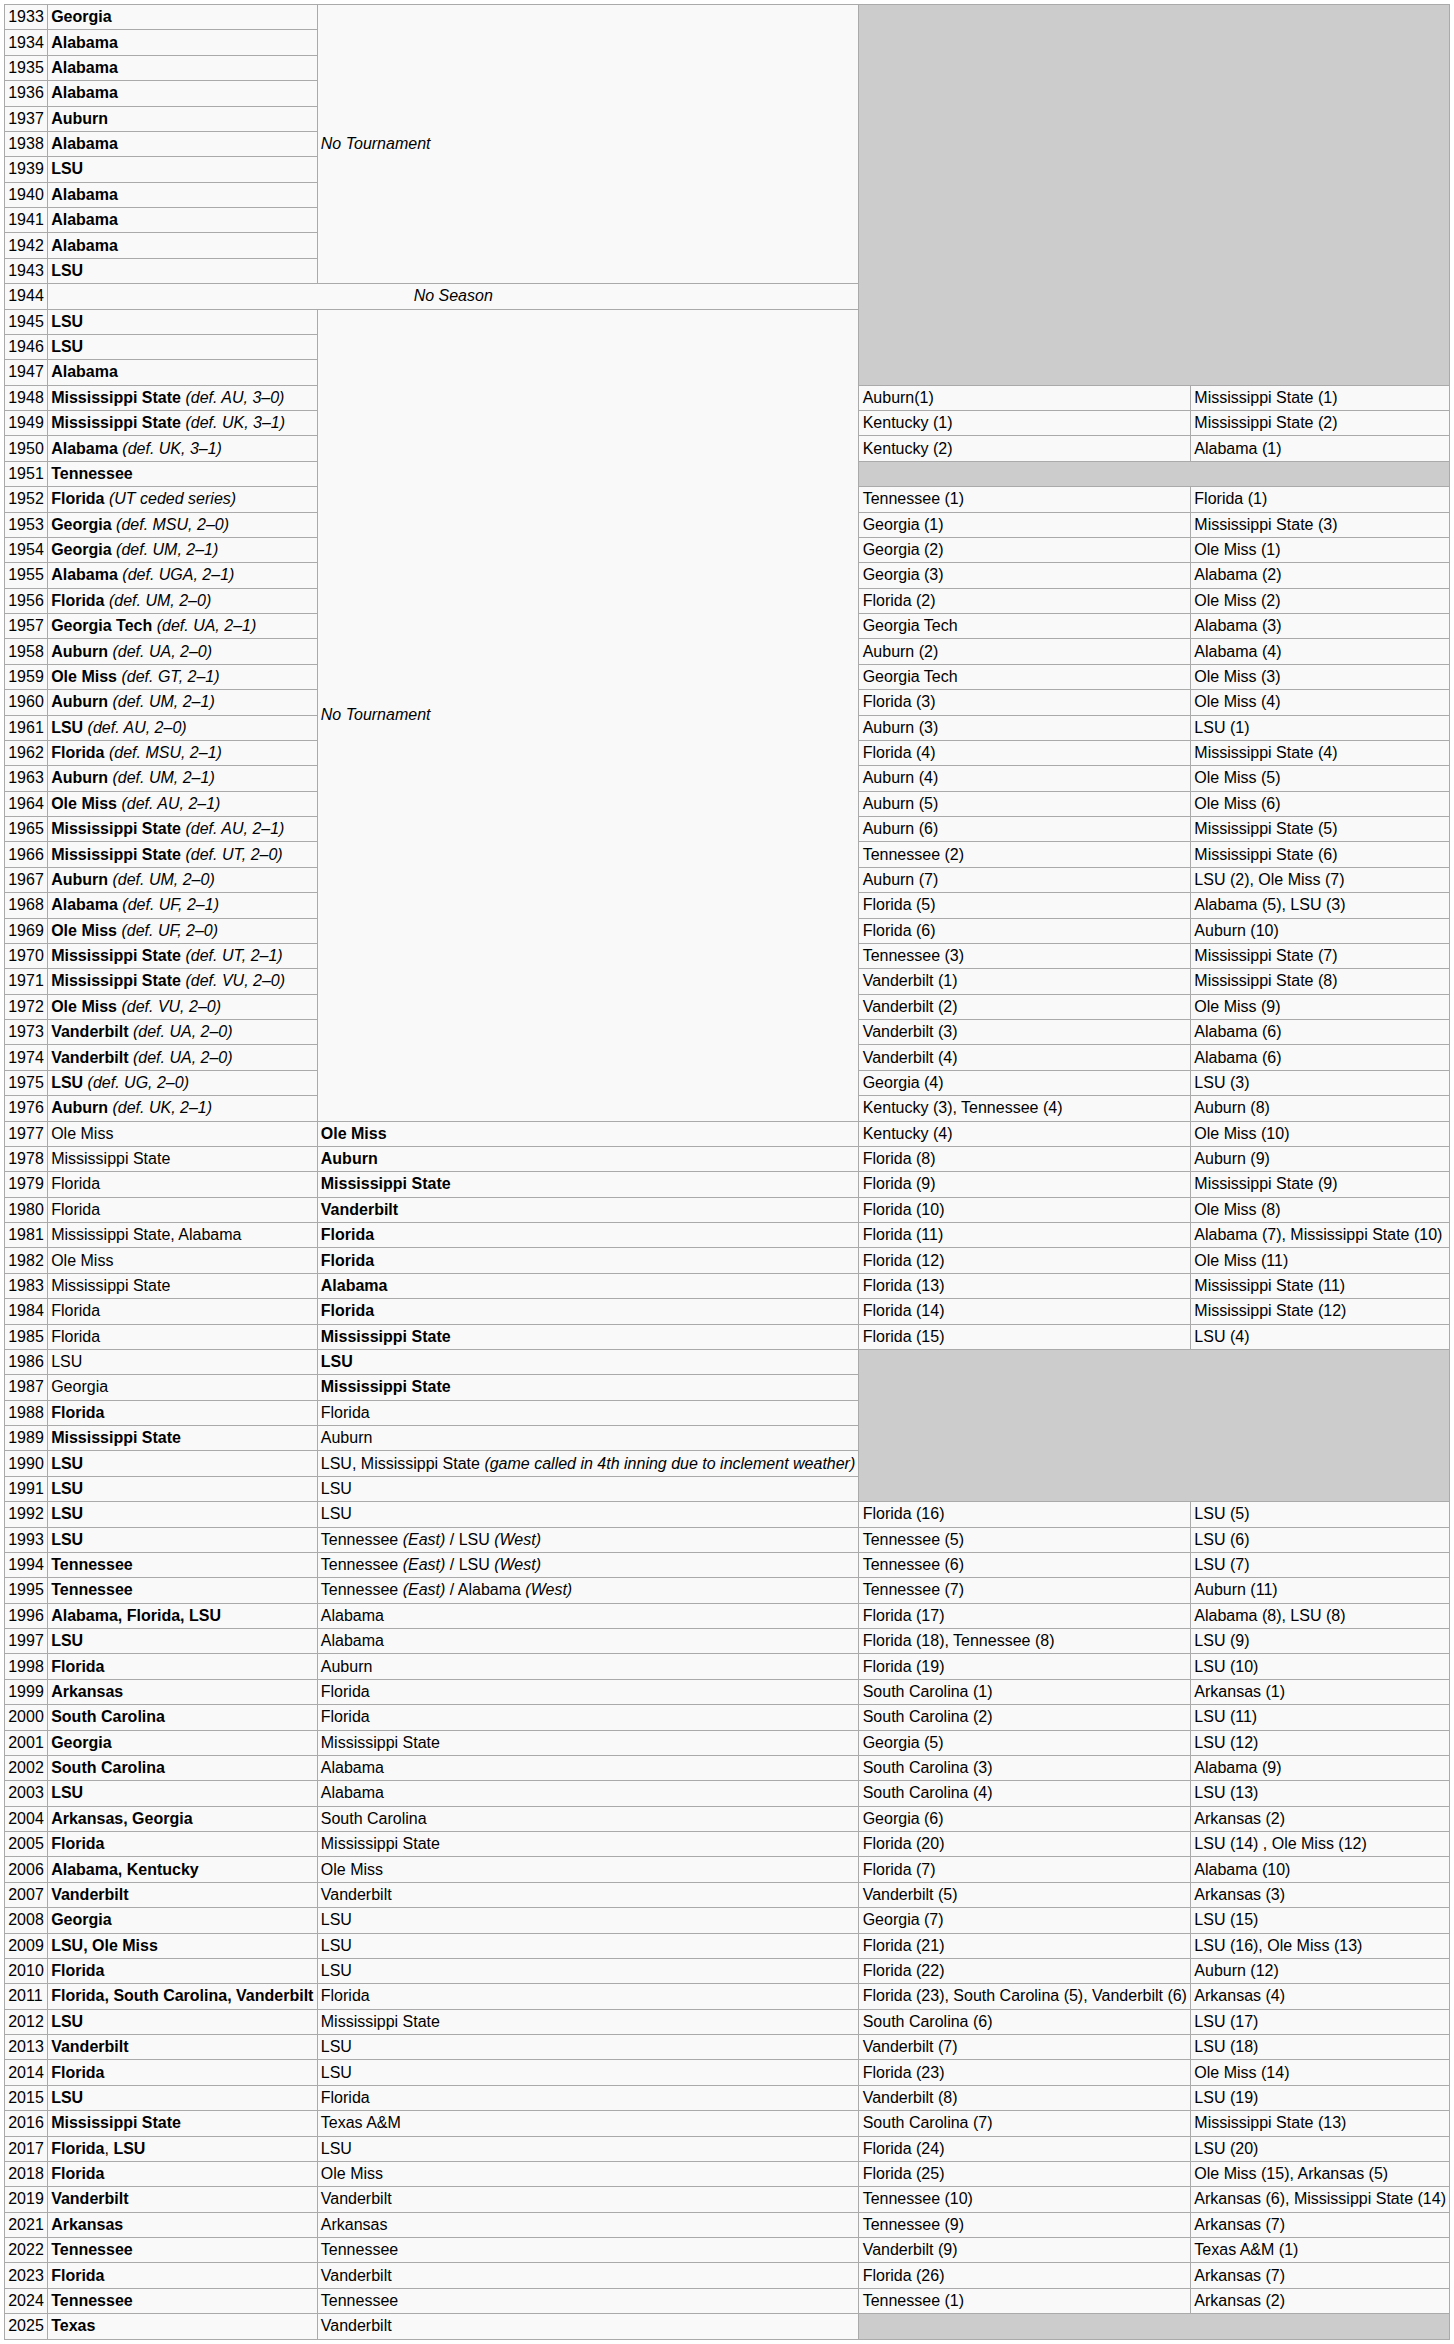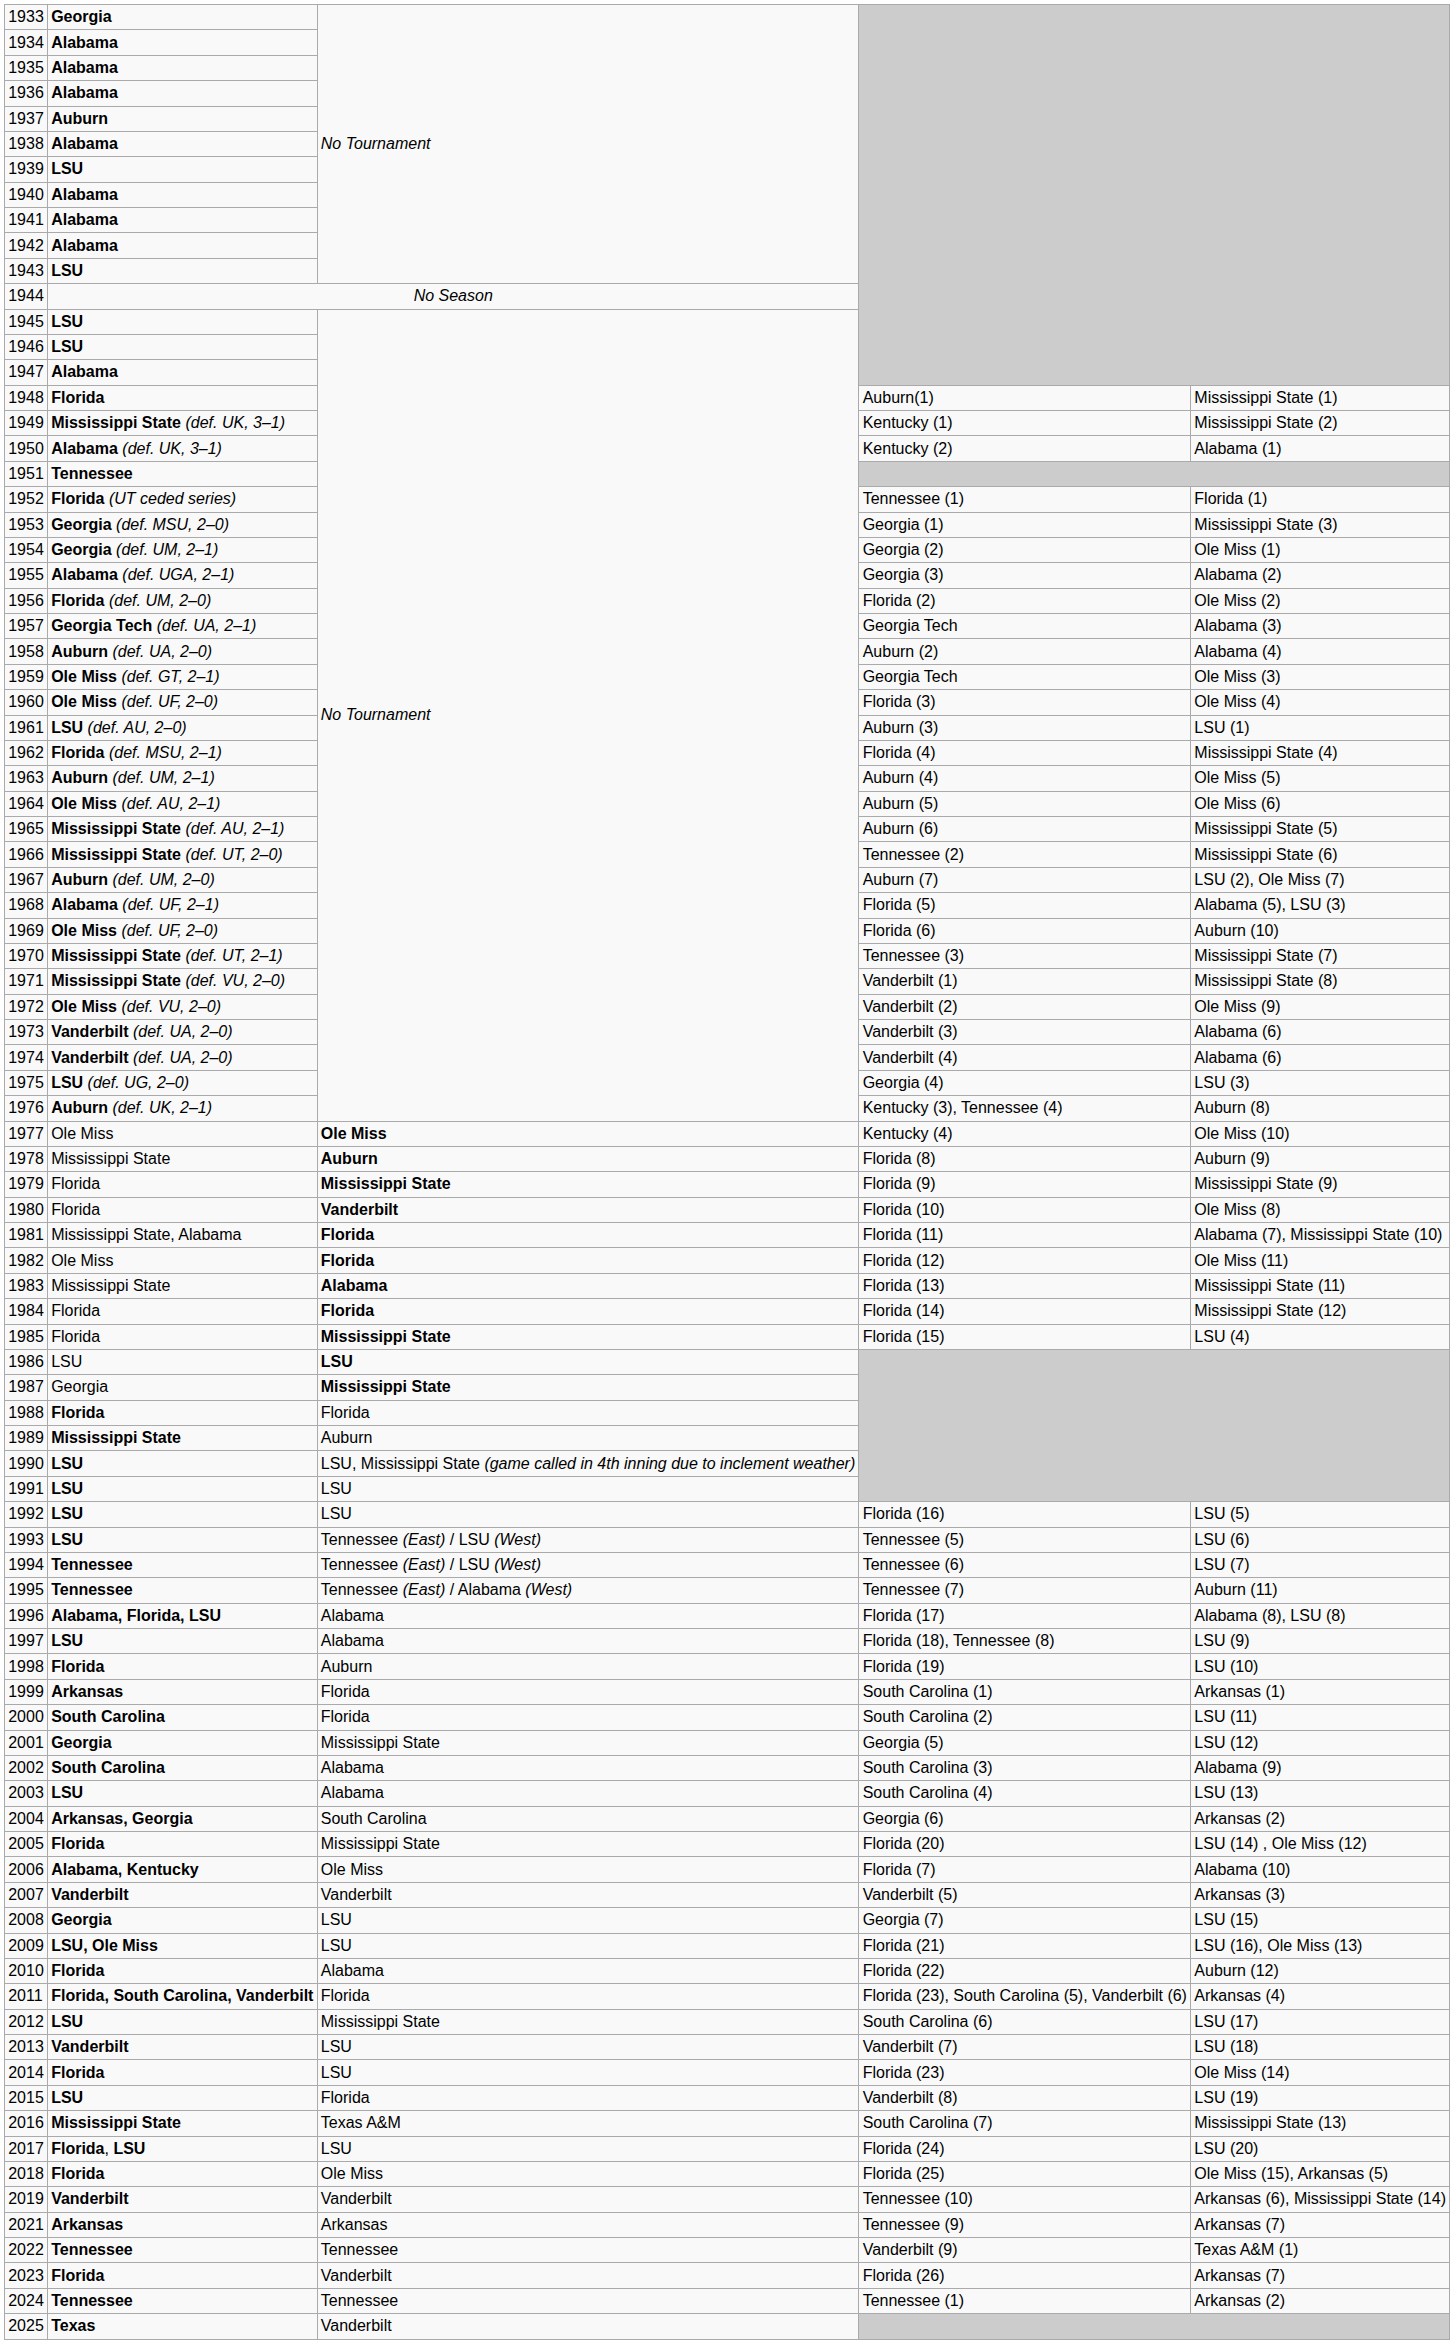(168, 397) Mississippi State (def. AU, 3–0) -> (78, 397) Florida
(133, 702) Auburn (def. UM, 2–1) -> (135, 702) Ole Miss (def. UF, 2–0)
(336, 1971) LSU -> (352, 1971) Alabama
